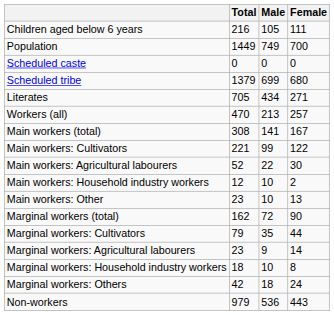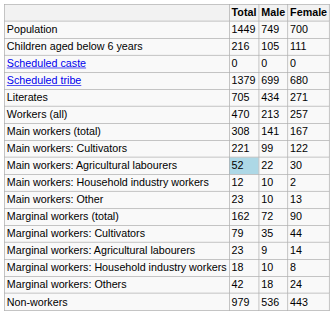rows swapped: (32, 47) <-> (75, 30)
(238, 166) no background -> (238, 166) lightblue background
